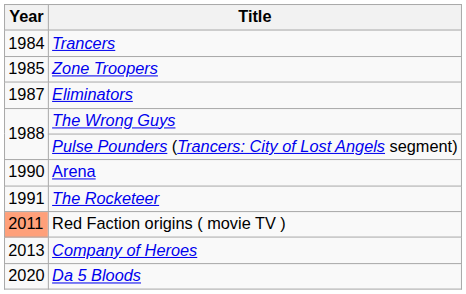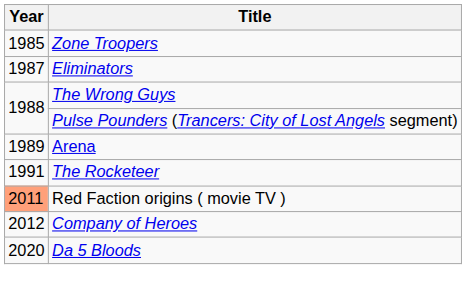- row: (84, 43)
(26, 172) 1990 -> (26, 146) 1989
(26, 250) 2013 -> (26, 224) 2012
